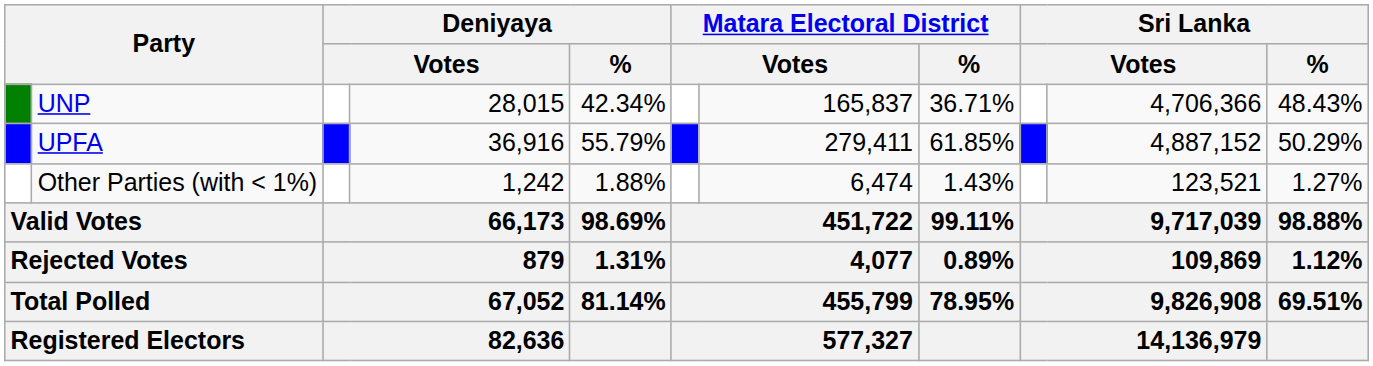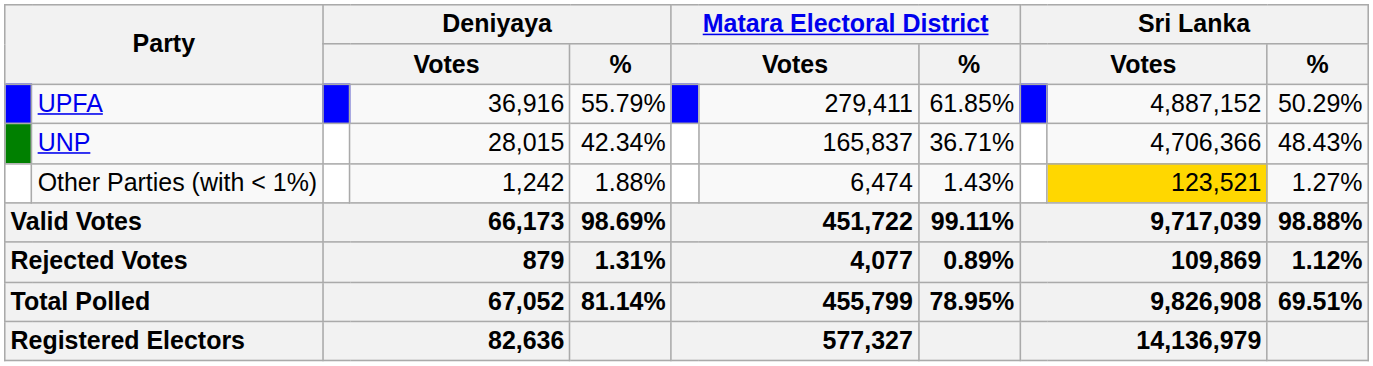rows swapped: (70, 143) <-> (64, 103)
(1216, 182) no background -> (1216, 182) gold background
